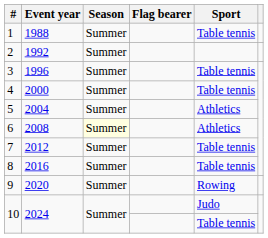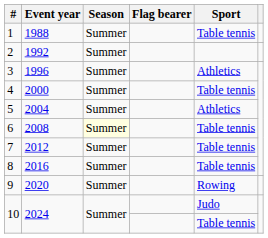(226, 71) Table tennis -> (219, 71) Athletics
(219, 128) Athletics -> (226, 128) Table tennis
